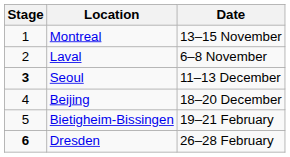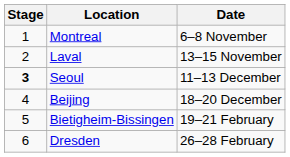(231, 36) 13–15 November -> (223, 36) 6–8 November
(223, 57) 6–8 November -> (231, 57) 13–15 November
(26, 141) bold -> (26, 141) normal
